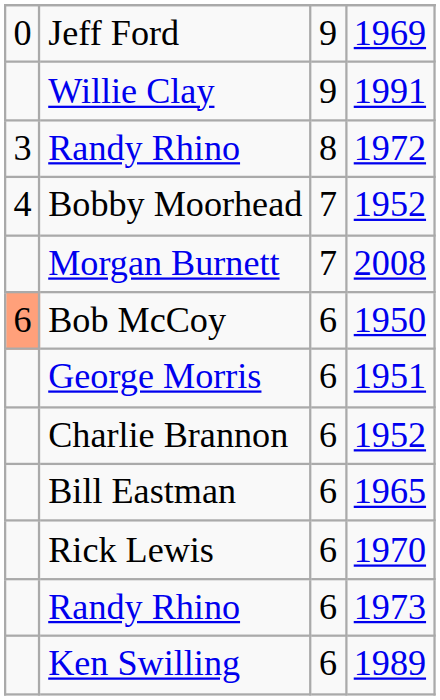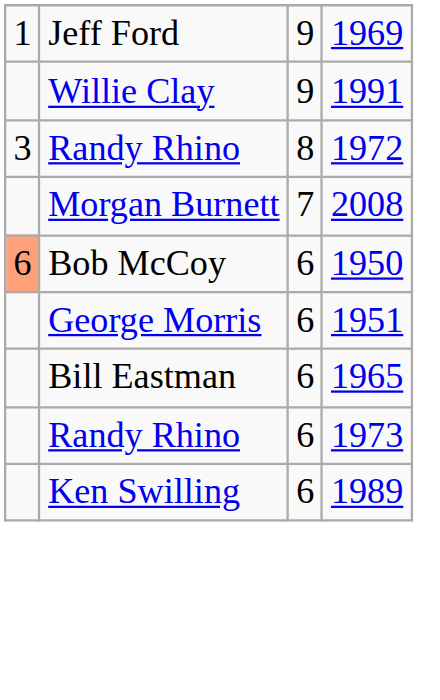(23, 33) 0 -> (23, 33) 1
- row: (175, 205)
- row: (168, 434)
- row: (131, 549)
